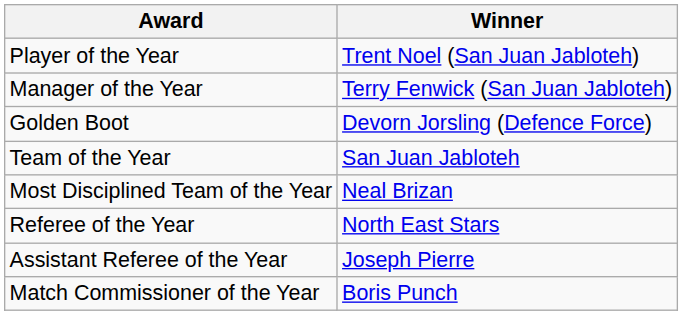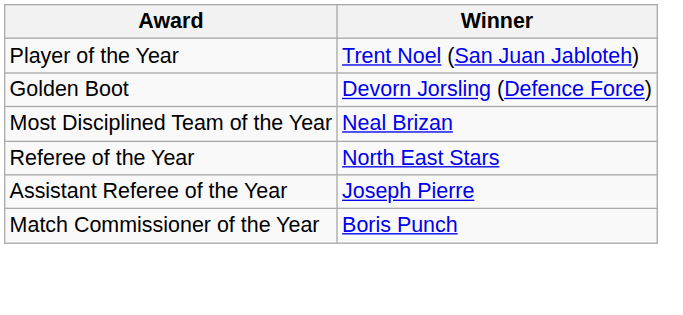- row: (106, 89)
- row: (90, 157)
